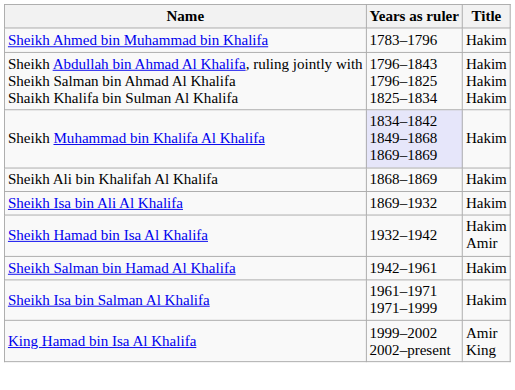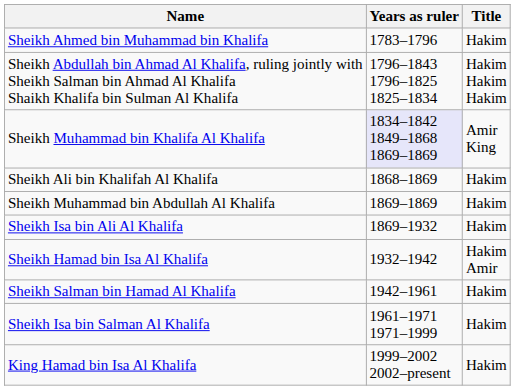(486, 138) Hakim -> (482, 138) Amir King
+ row: (141, 203)
(482, 341) Amir King -> (486, 364) Hakim
